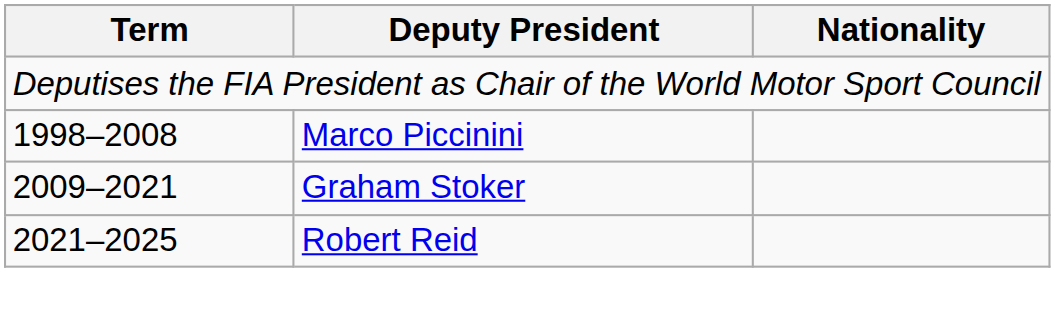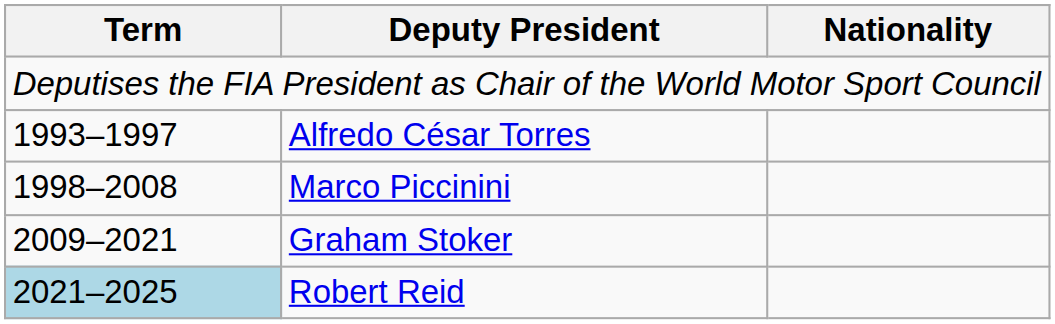+ row: (440, 135)
(95, 239) no background -> (95, 291) lightblue background
